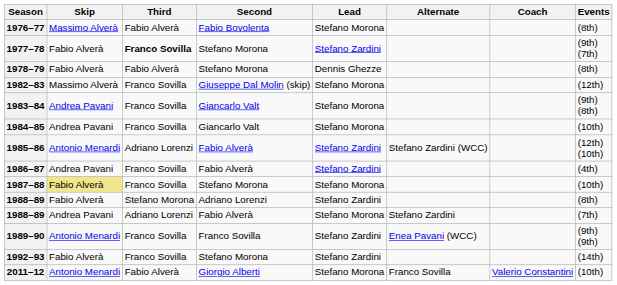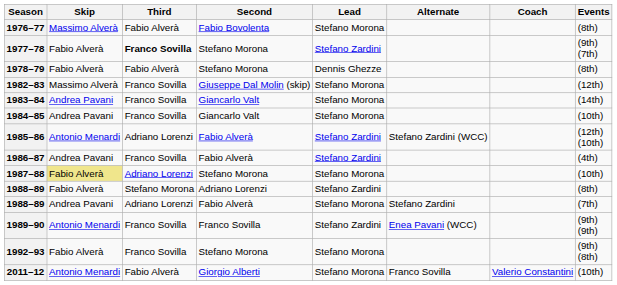(588, 106) (9th) (8th) -> (590, 100) (14th)
(156, 184) Franco Sovilla -> (159, 173) Adriano Lorenzi
(348, 257) Stefano Zardini -> (350, 251) Stefano Morona
(590, 257) (14th) -> (588, 251) (9th) (8th)
